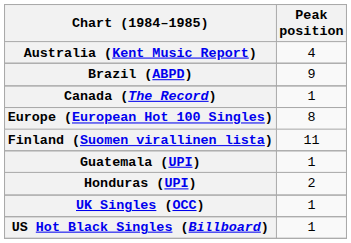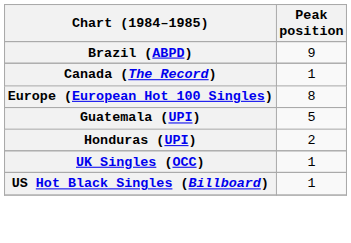- row: (140, 53)
- row: (140, 140)
(311, 162) 1 -> (311, 118) 5
